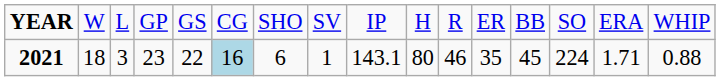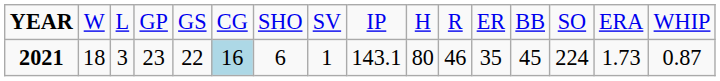(621, 57) 1.71 -> (621, 57) 1.73
(682, 57) 0.88 -> (682, 57) 0.87
